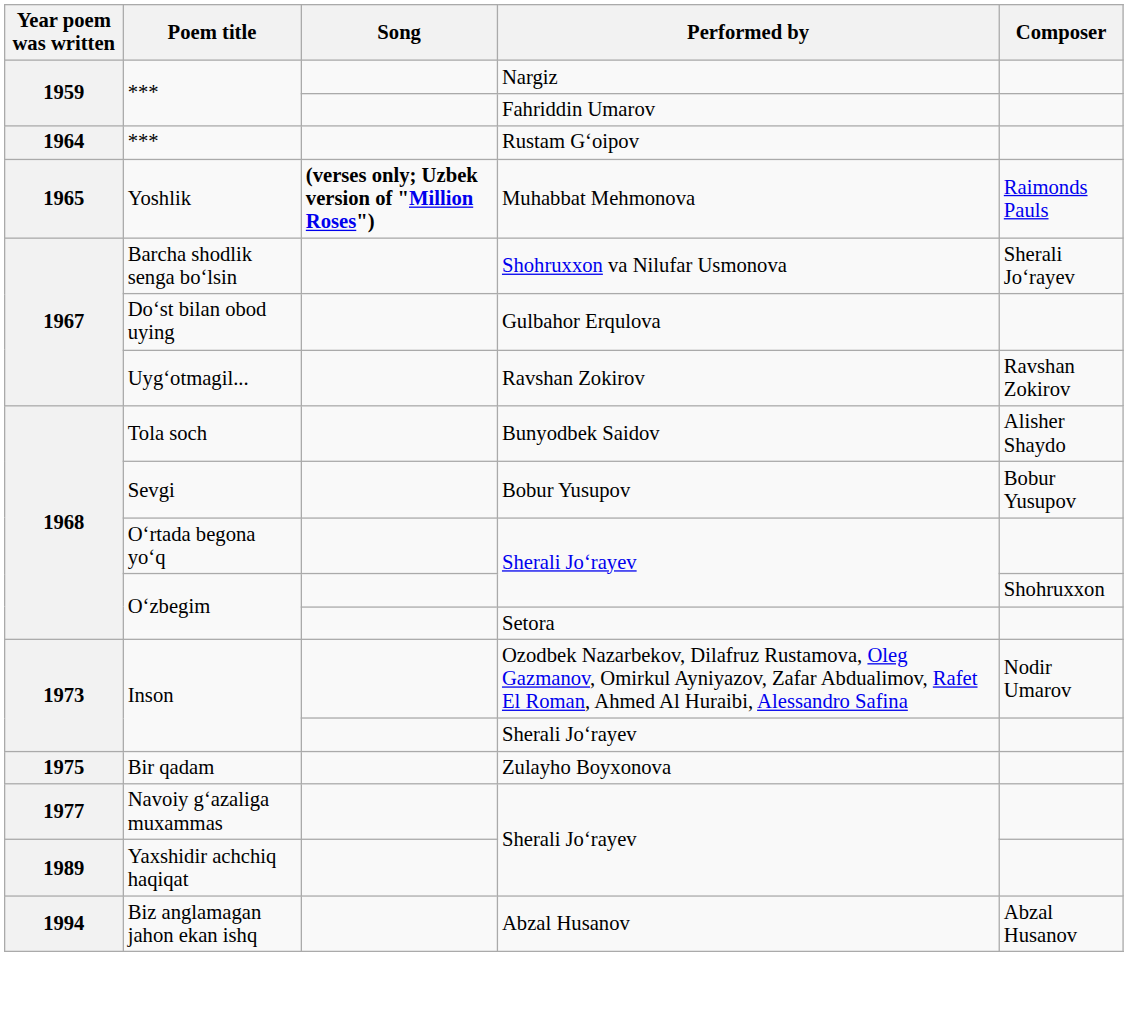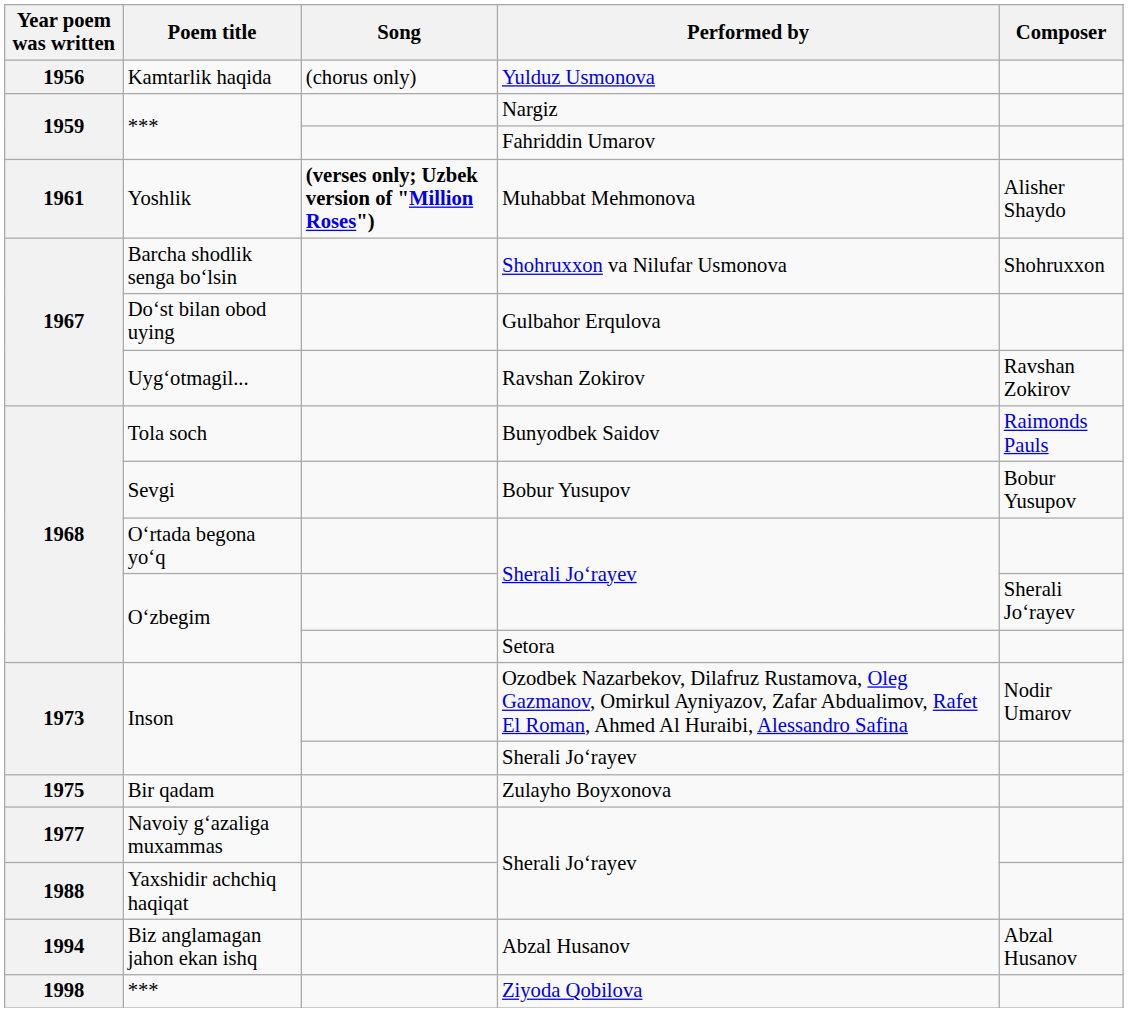+ row: (200, 76)
- row: (143, 142)
(64, 198) 1965 -> (64, 198) 1961
(1046, 198) Raimonds Pauls -> (1035, 198) Alisher Shaydo
(1039, 265) Sherali Joʻrayev -> (1054, 265) Shohruxxon
(1035, 433) Alisher Shaydo -> (1046, 433) Raimonds Pauls
(1054, 589) Shohruxxon -> (1039, 601) Sherali Joʻrayev
(64, 867) 1989 -> (64, 890) 1988
+ row: (143, 991)
